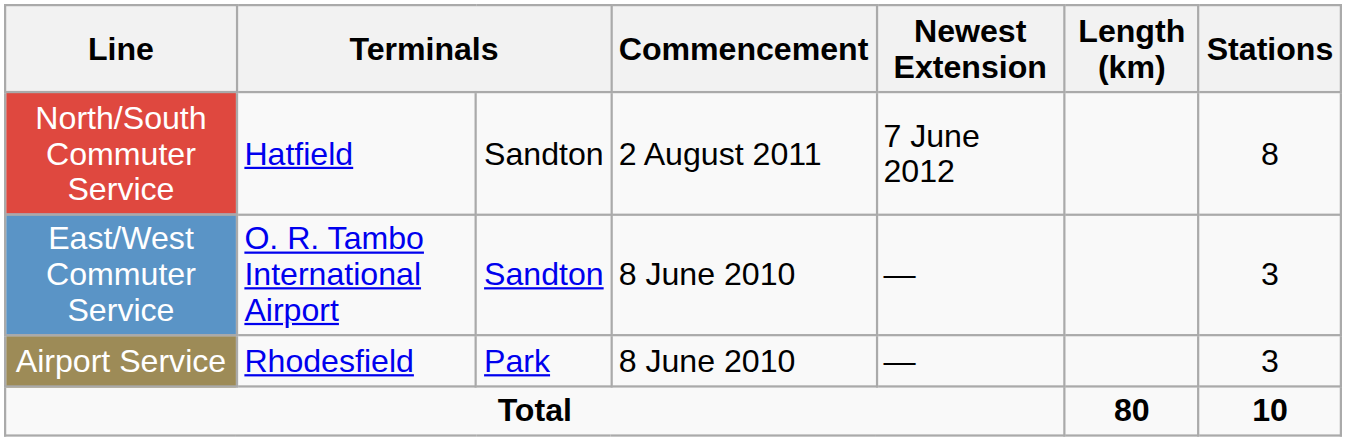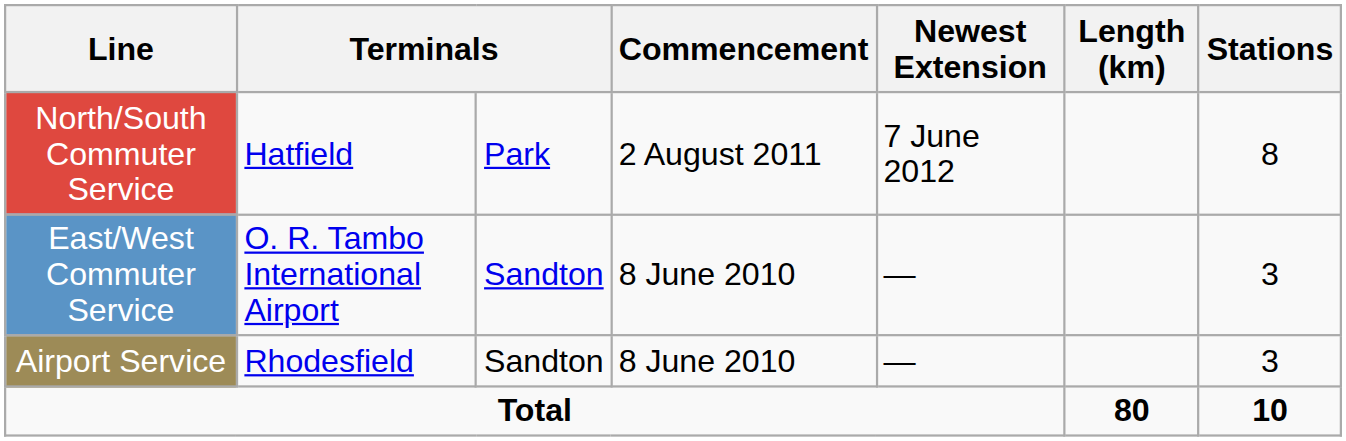(544, 153) Sandton -> (517, 153) Park
(517, 361) Park -> (544, 361) Sandton
